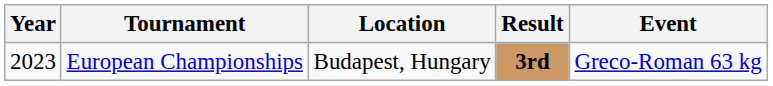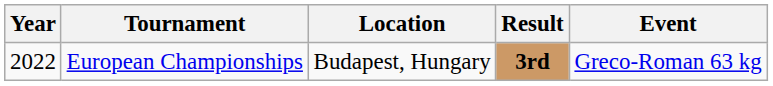(33, 61) 2023 -> (33, 61) 2022
